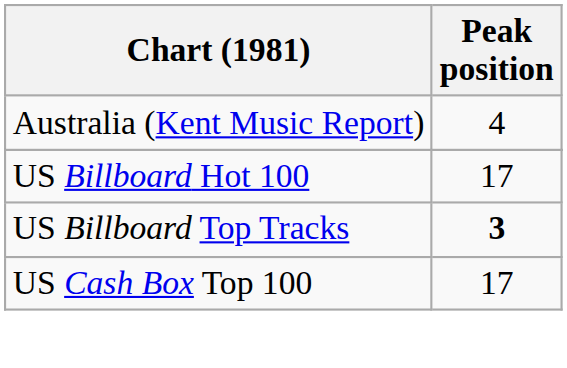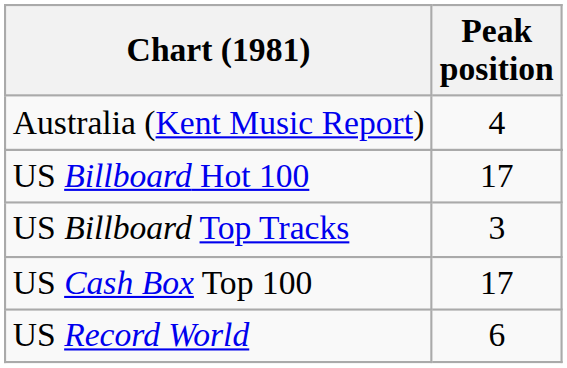(497, 228) bold -> (497, 228) normal
+ row: (131, 335)
